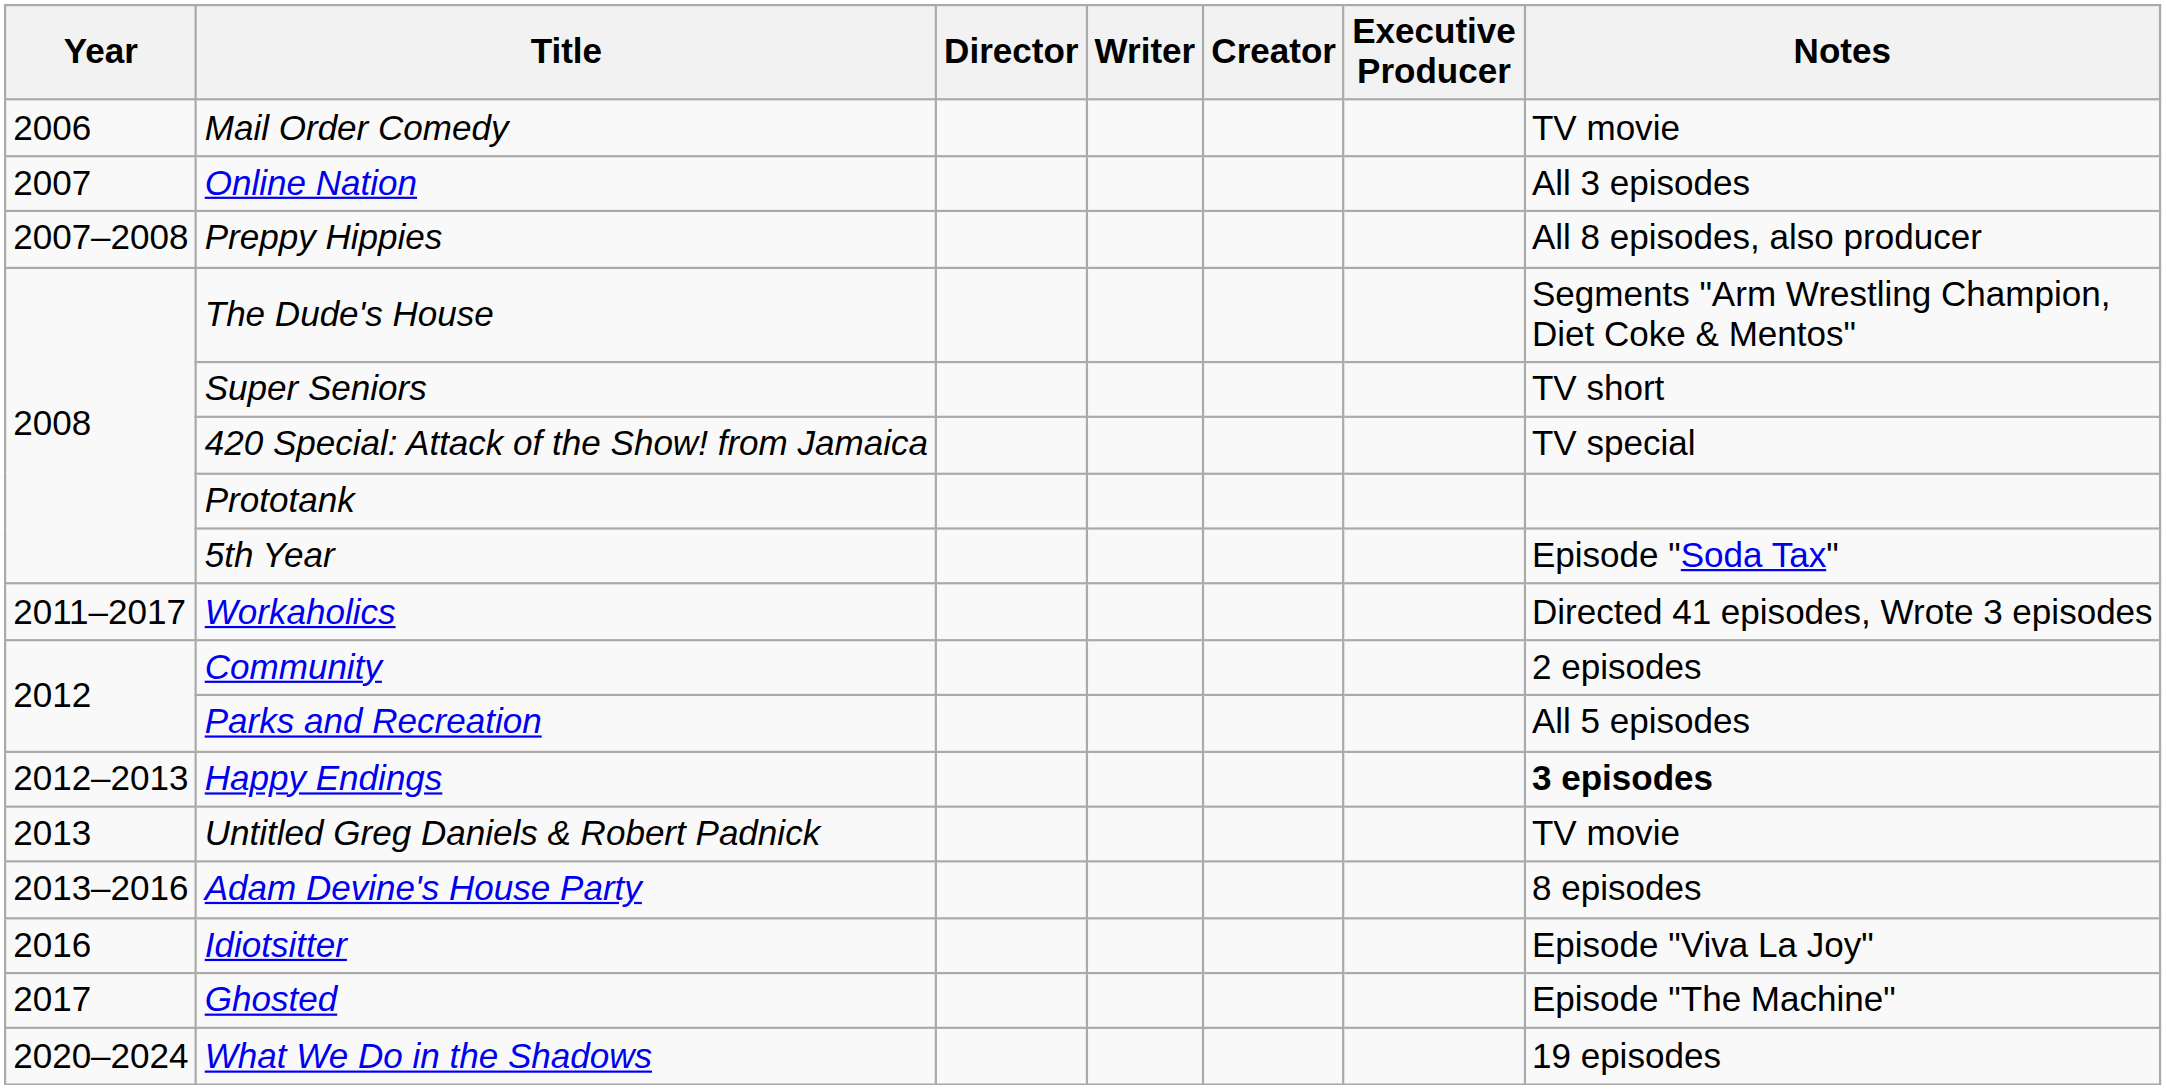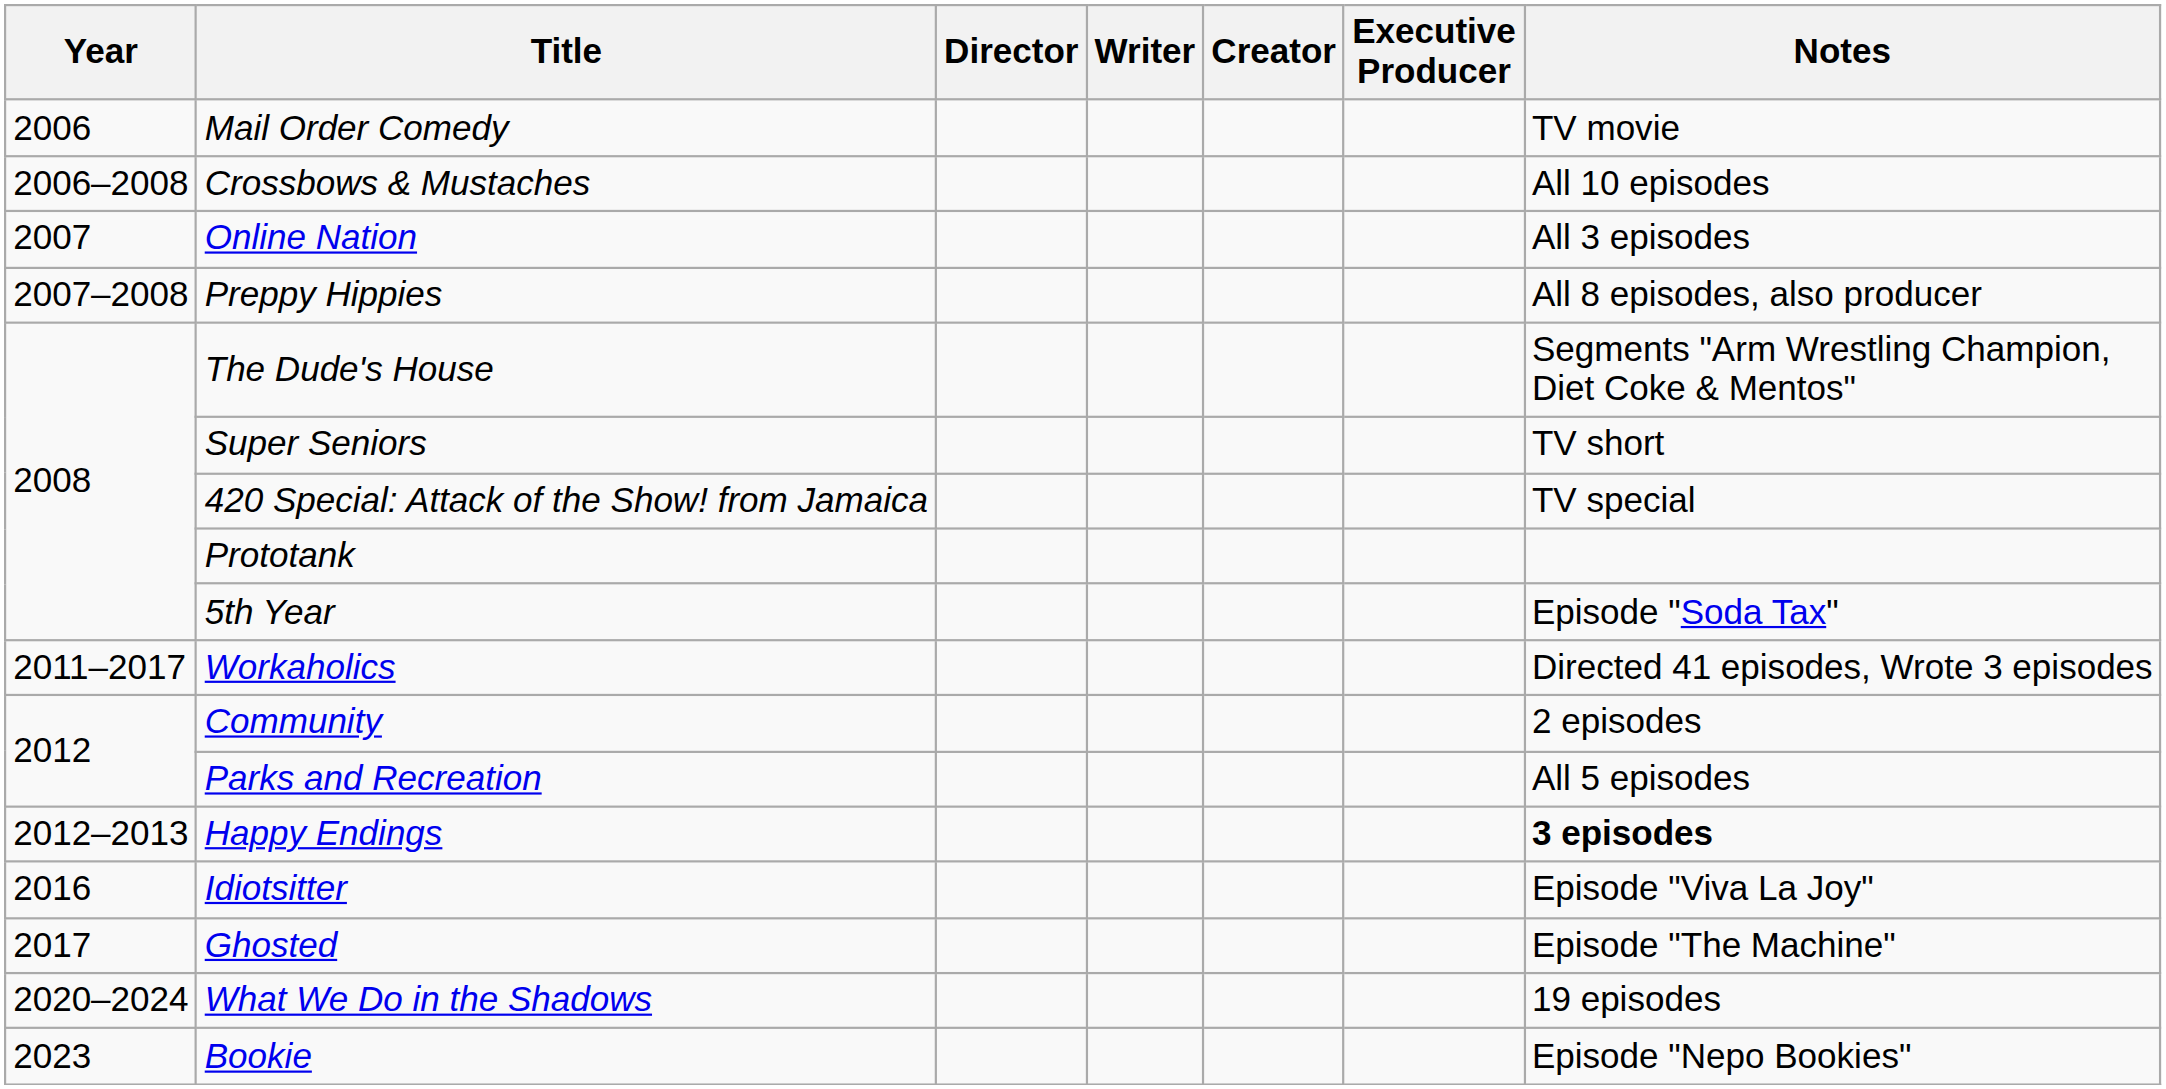+ row: (398, 182)
- row: (512, 833)
- row: (423, 889)
+ row: (258, 1055)
